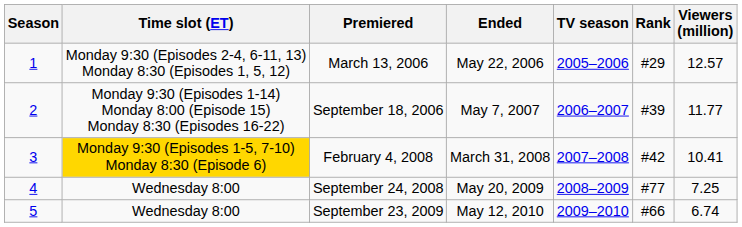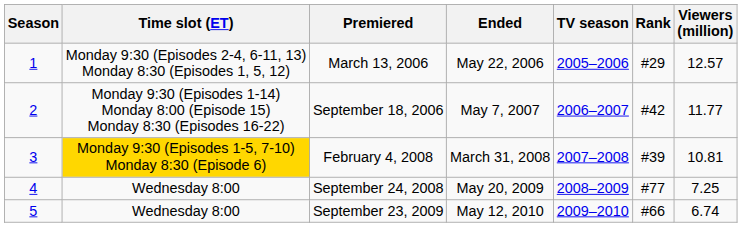(653, 110) #39 -> (653, 110) #42
(653, 157) #42 -> (653, 157) #39
(705, 157) 10.41 -> (705, 157) 10.81
